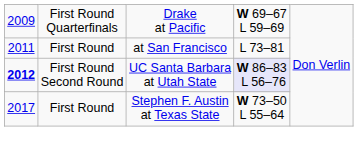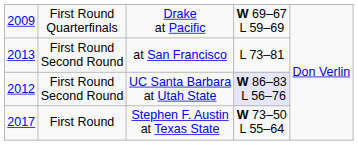(21, 48) 2011 -> (21, 55) 2013
(82, 48) First Round -> (82, 55) First Round Second Round
(21, 75) bold -> (21, 89) normal
